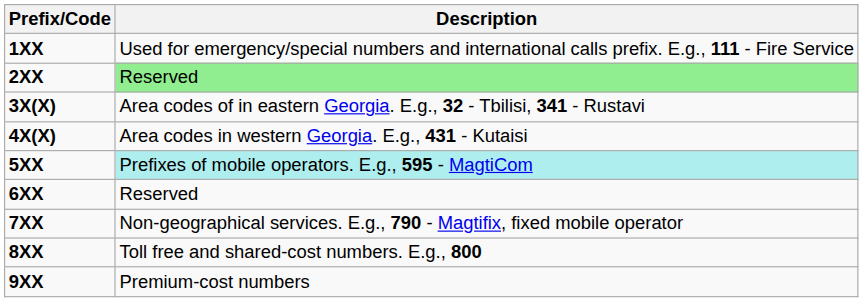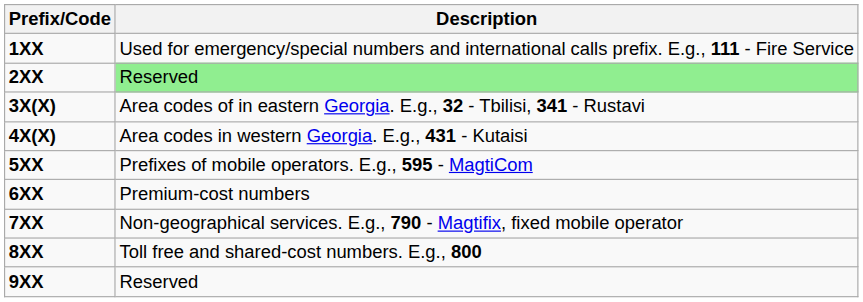(326, 164) paleturquoise background -> (326, 164) no background
(159, 194) Reserved -> (215, 194) Premium-cost numbers
(215, 281) Premium-cost numbers -> (159, 281) Reserved
